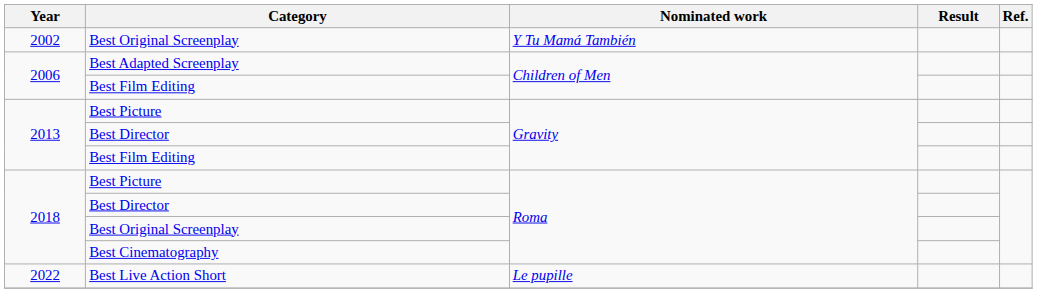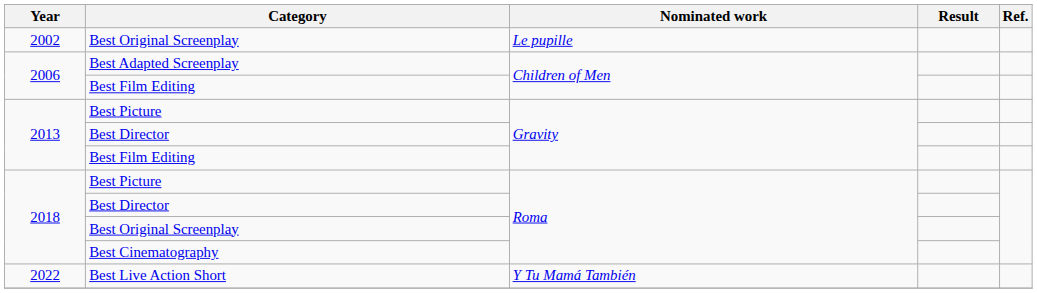(574, 39) Y Tu Mamá También -> (543, 39) Le pupille
(543, 275) Le pupille -> (574, 275) Y Tu Mamá También
